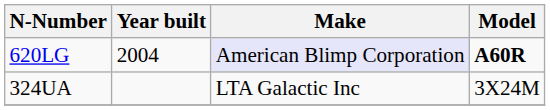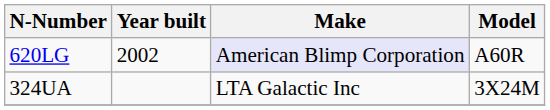(138, 54) 2004 -> (138, 54) 2002
(500, 54) bold -> (499, 54) normal
